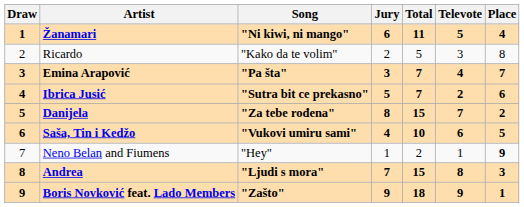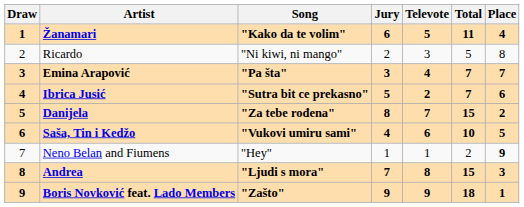columns swapped: (460, 14) <-> (419, 14)
(295, 34) "Ni kiwi, ni mango" -> (293, 34) "Kako da te volim"
(289, 53) "Kako da te volim" -> (291, 53) "Ni kiwi, ni mango"
